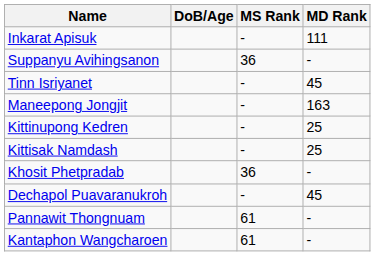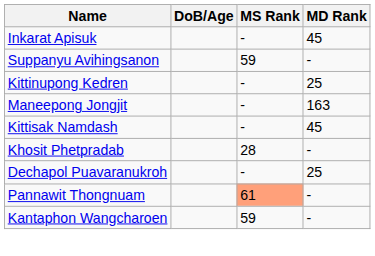(317, 38) 111 -> (314, 38) 45
(248, 61) 36 -> (248, 61) 59
- row: (50, 83)
rows swapped: (67, 105) <-> (68, 128)
(314, 150) 25 -> (314, 128) 45
(248, 172) 36 -> (248, 150) 28
(314, 195) 45 -> (314, 172) 25
(248, 217) no background -> (248, 195) lightsalmon background
(248, 240) 61 -> (248, 217) 59
